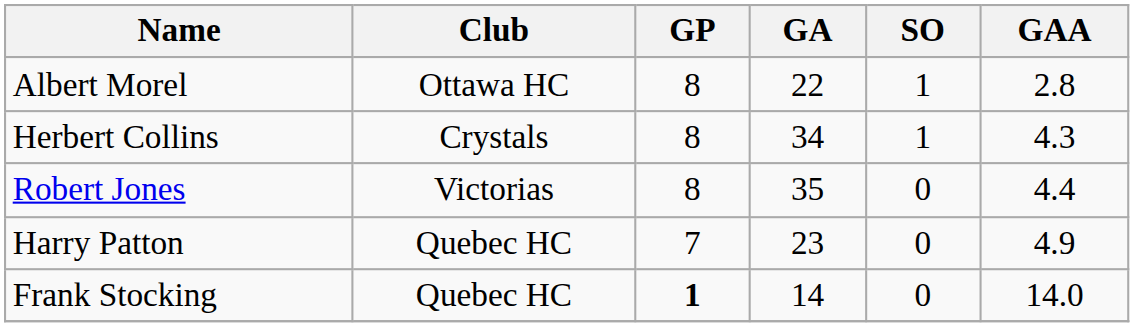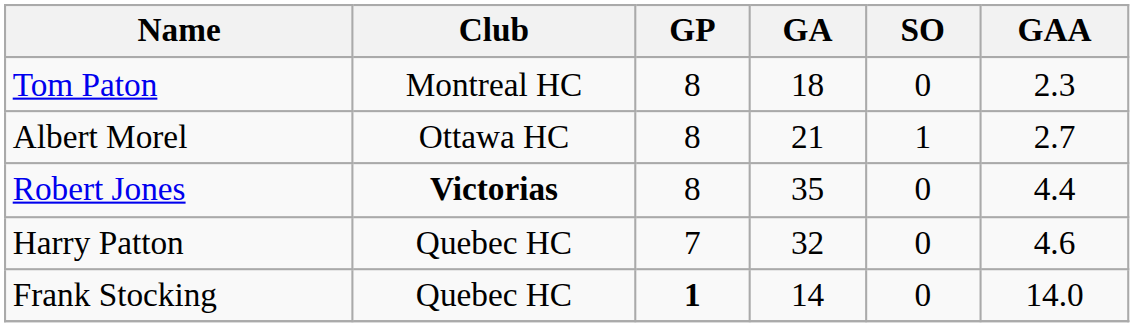+ row: (85, 83)
(808, 83) 22 -> (808, 136) 21
(1055, 83) 2.8 -> (1055, 136) 2.7
- row: (116, 136)
(494, 189) normal -> (494, 189) bold
(808, 242) 23 -> (808, 242) 32
(1055, 242) 4.9 -> (1055, 242) 4.6
